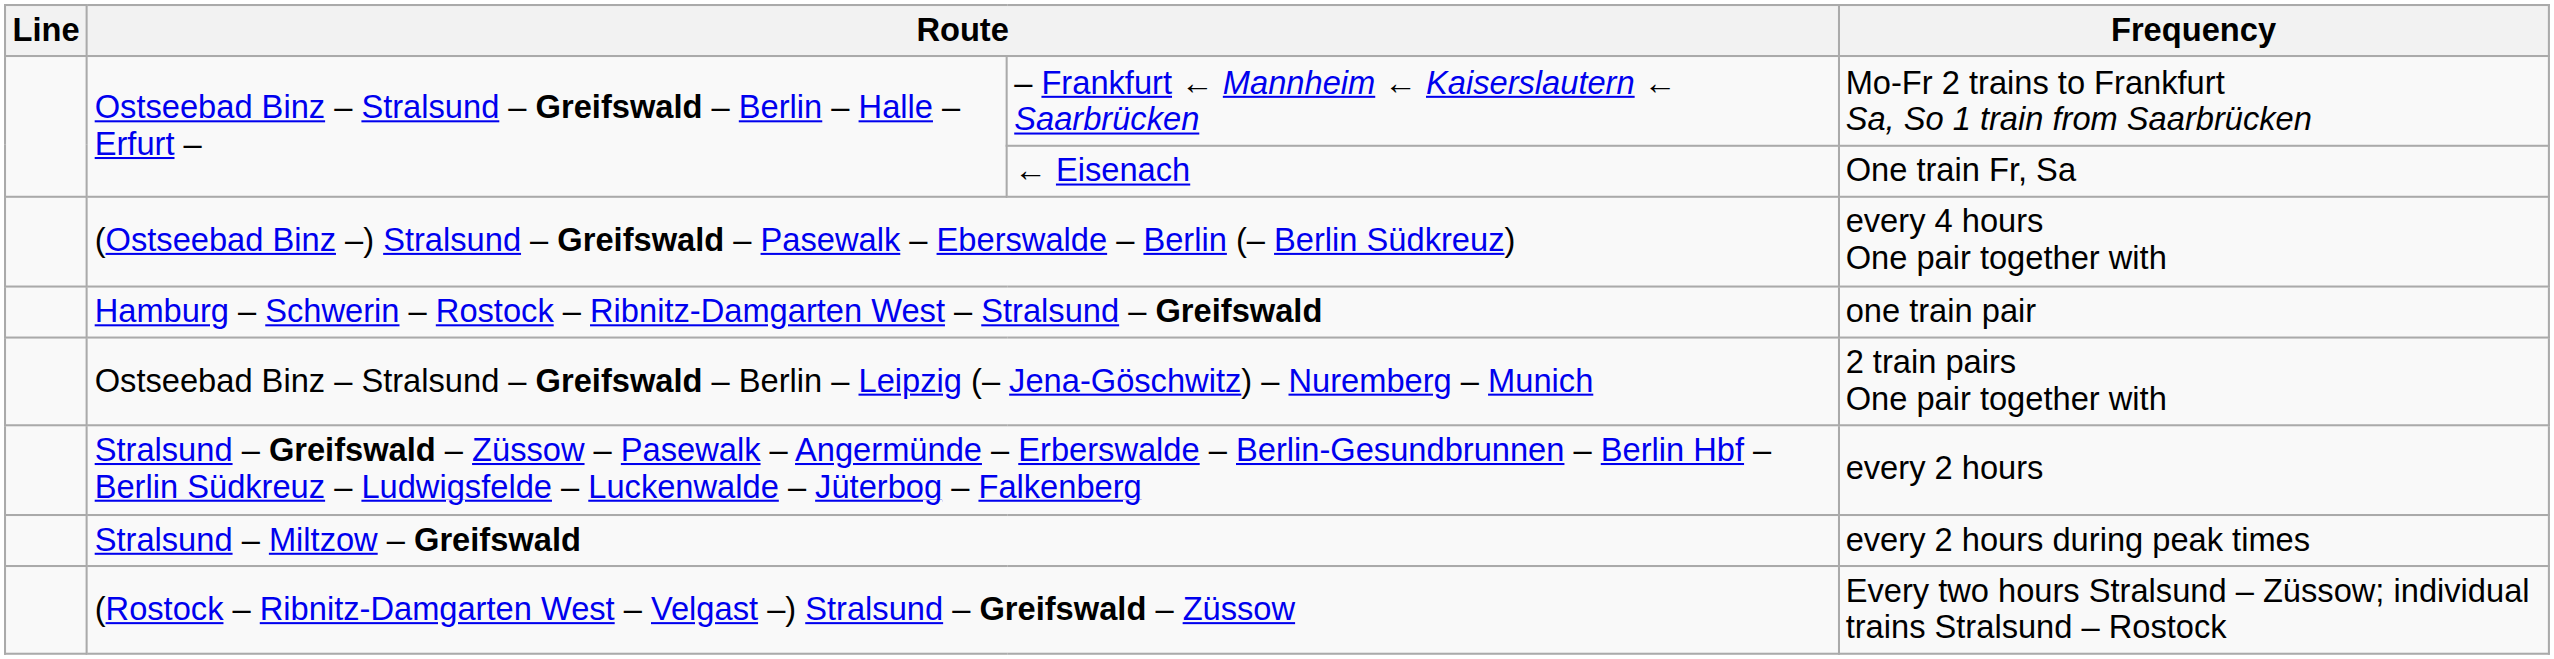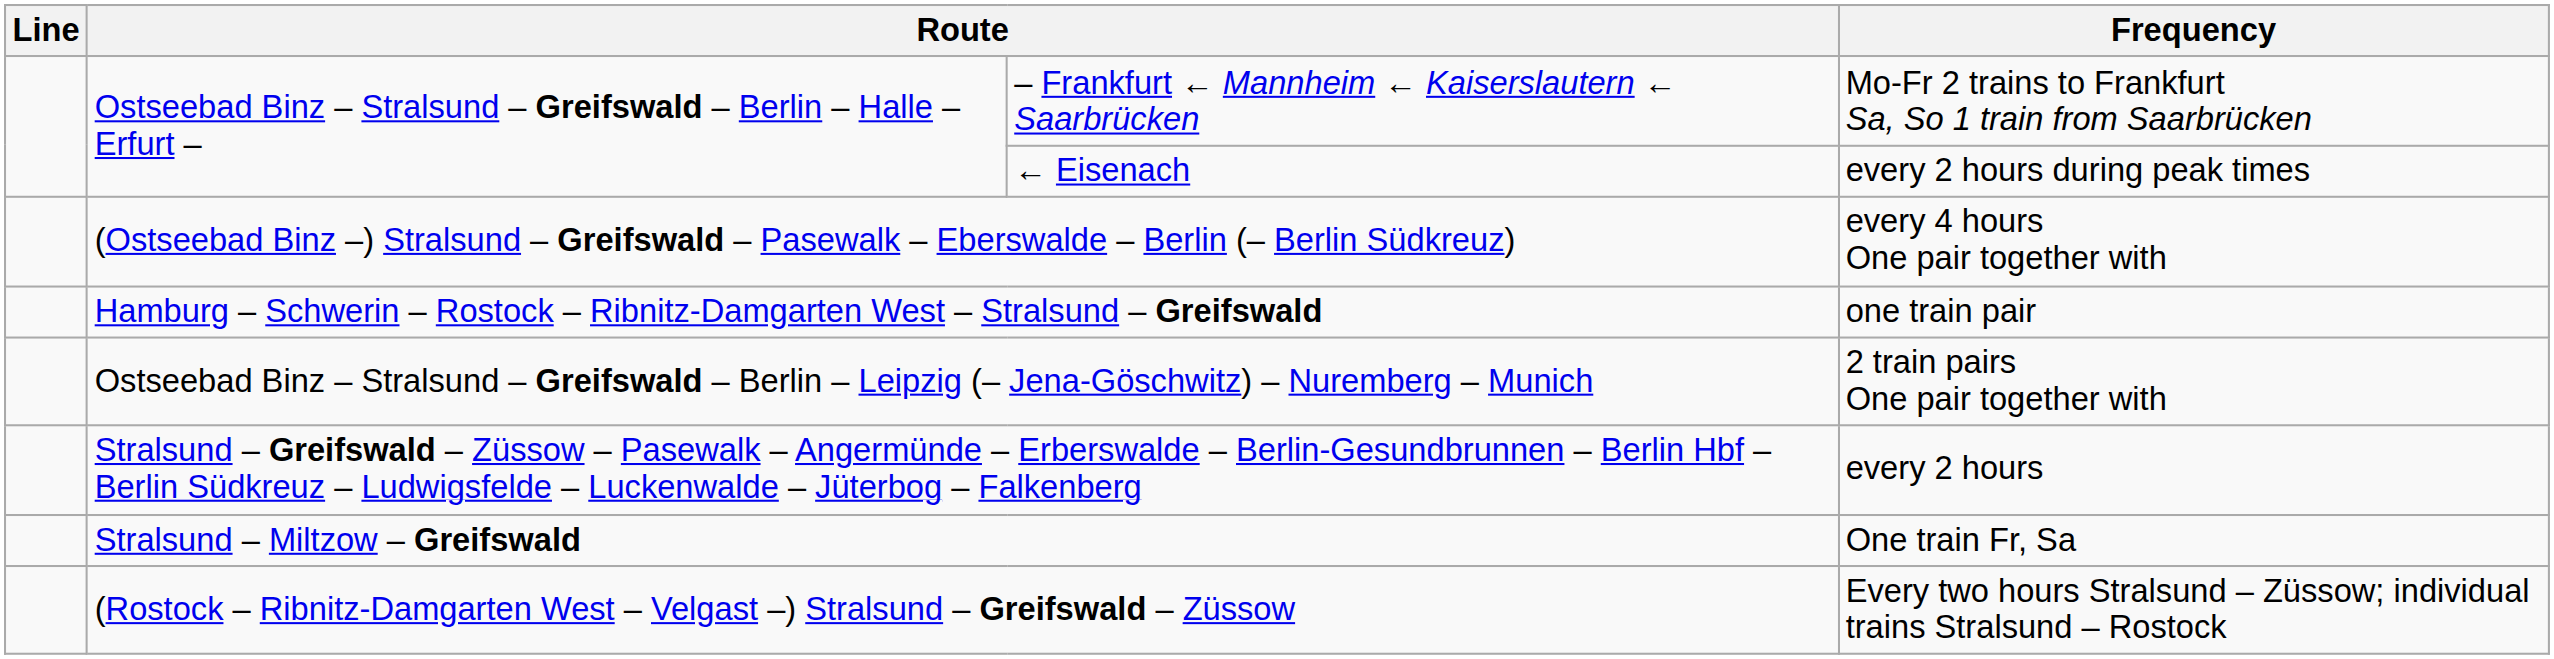(1961, 170) One train Fr, Sa -> (2078, 170) every 2 hours during peak times
(2078, 539) every 2 hours during peak times -> (1961, 539) One train Fr, Sa
